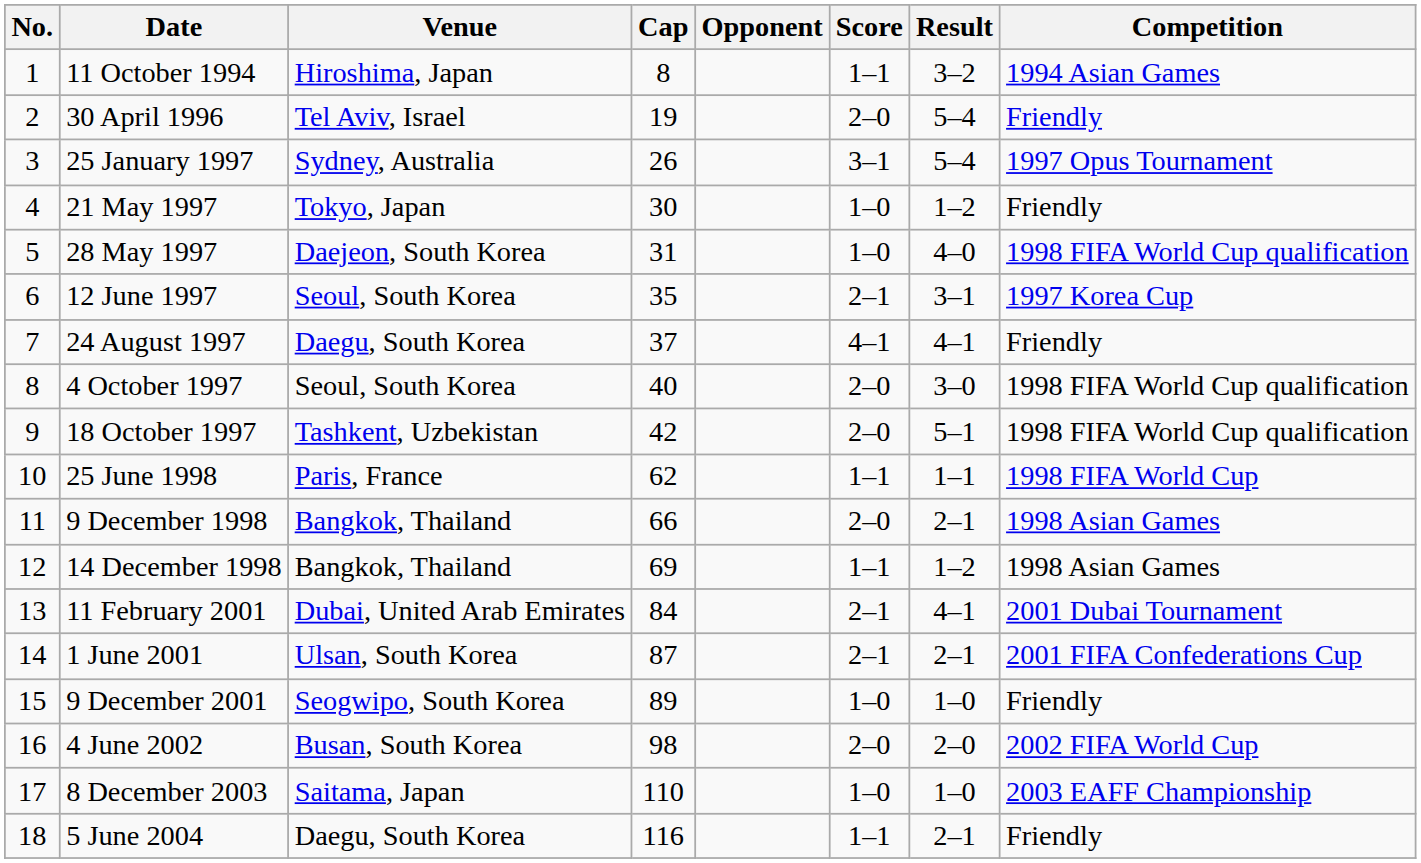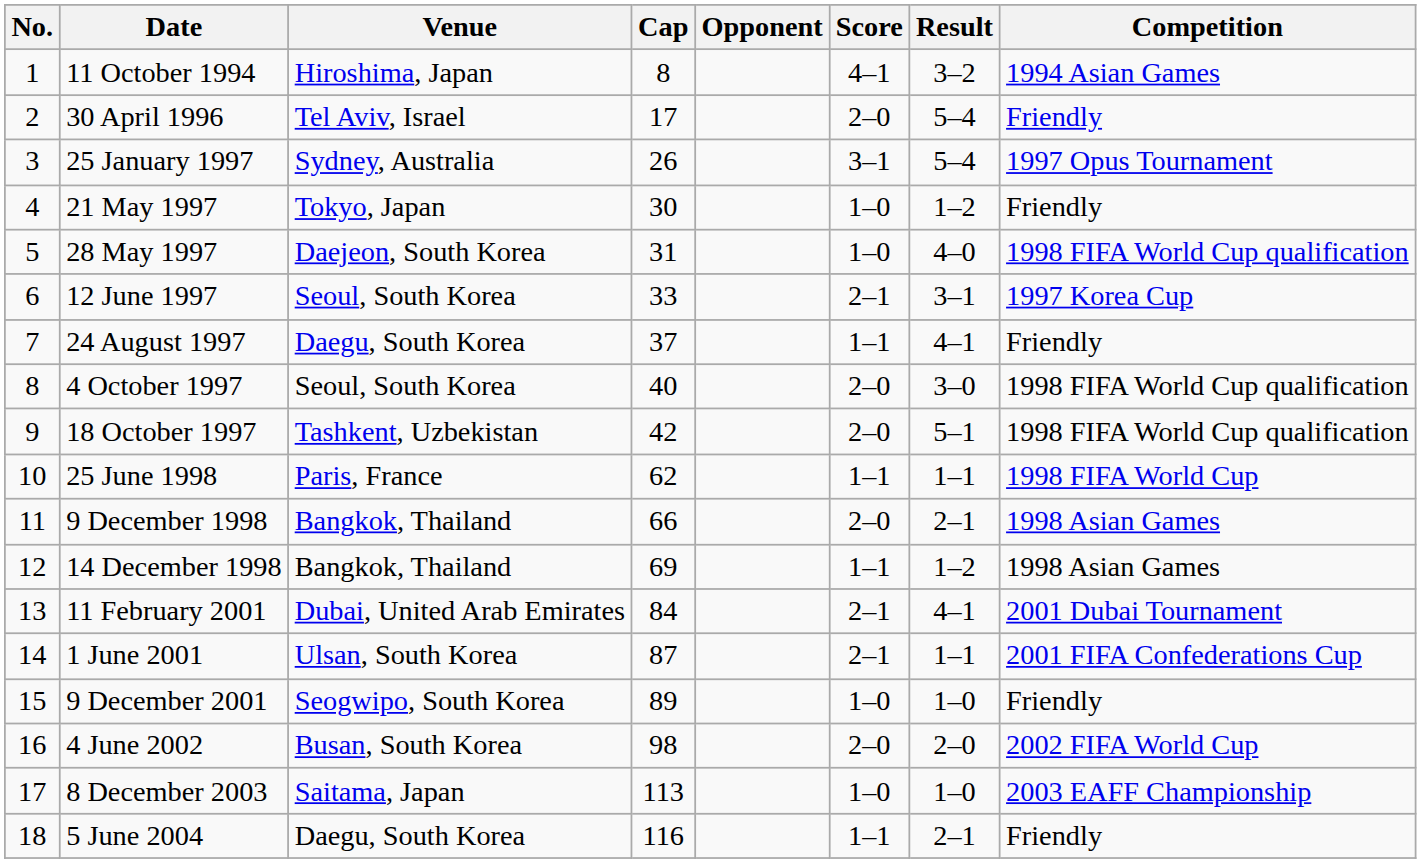(869, 71) 1–1 -> (869, 71) 4–1
(663, 116) 19 -> (663, 116) 17
(663, 296) 35 -> (663, 296) 33
(869, 341) 4–1 -> (869, 341) 1–1
(954, 655) 2–1 -> (954, 655) 1–1
(663, 790) 110 -> (663, 790) 113
